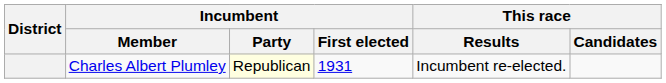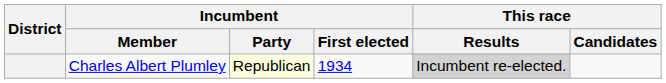(335, 66) 1931 -> (335, 66) 1934
(491, 66) no background -> (491, 66) lightgrey background
